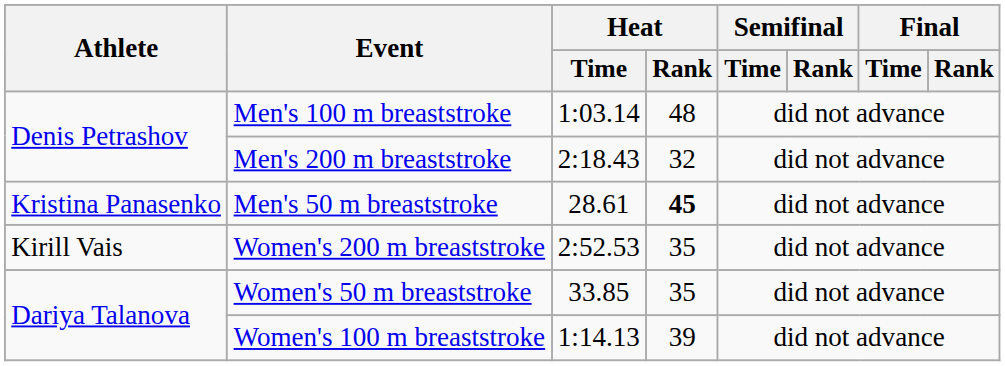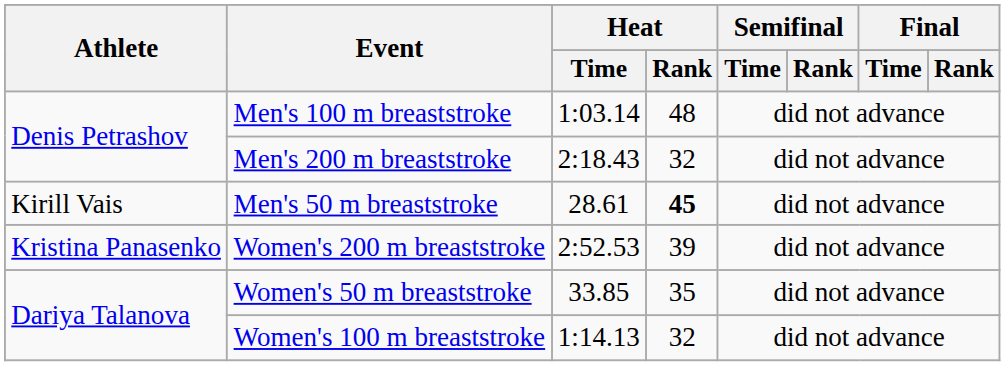(116, 203) Kristina Panasenko -> (67, 203) Kirill Vais
(67, 248) Kirill Vais -> (116, 248) Kristina Panasenko
(682, 248) 35 -> (682, 248) 39
(682, 337) 39 -> (682, 337) 32
